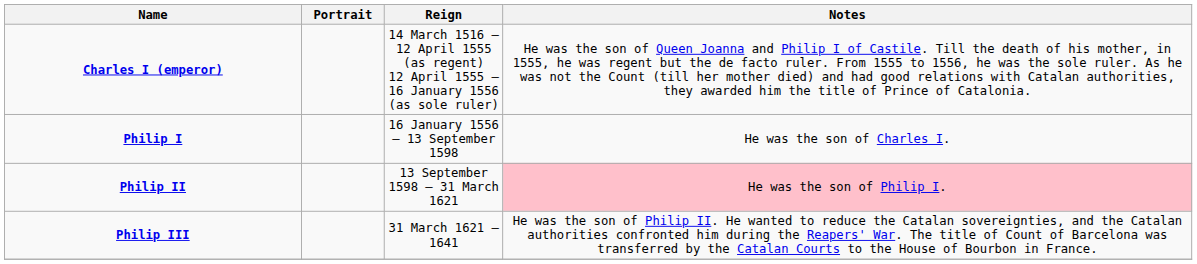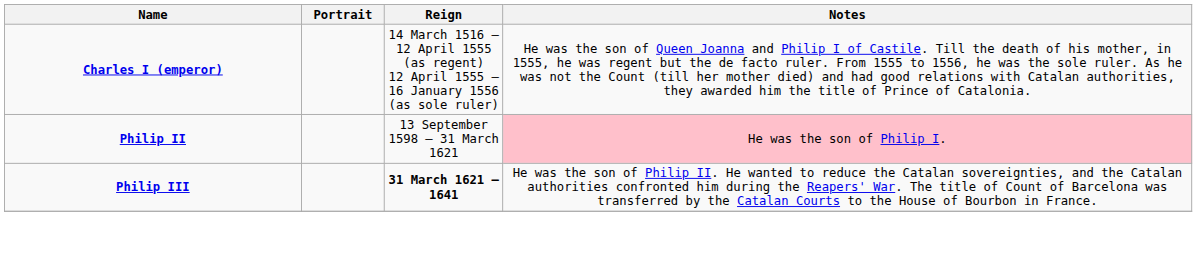- row: (153, 139)
(444, 235) normal -> (444, 187) bold
